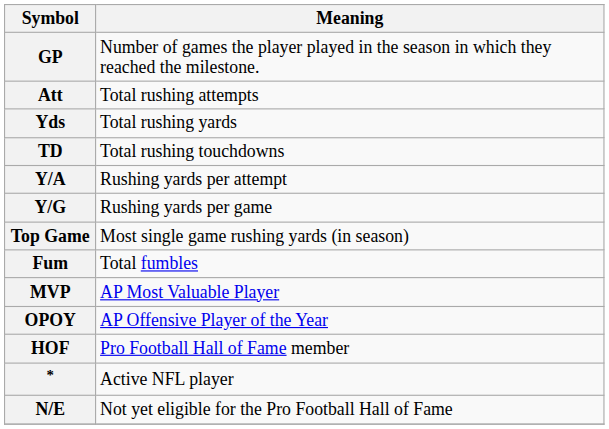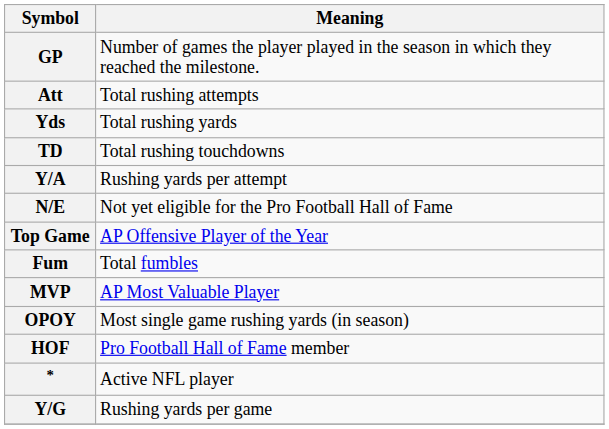rows swapped: (50, 207) <-> (50, 409)
(254, 235) Most single game rushing yards (in season) -> (214, 235) AP Offensive Player of the Year
(214, 320) AP Offensive Player of the Year -> (254, 320) Most single game rushing yards (in season)
